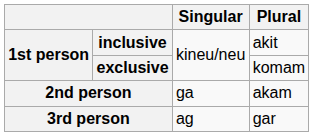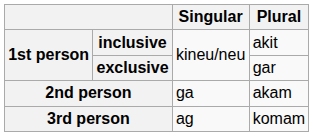(279, 67) komam -> (264, 67) gar
(264, 118) gar -> (279, 118) komam
